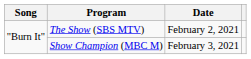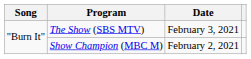(203, 29) February 2, 2021 -> (203, 29) February 3, 2021
(203, 45) February 3, 2021 -> (203, 45) February 2, 2021
